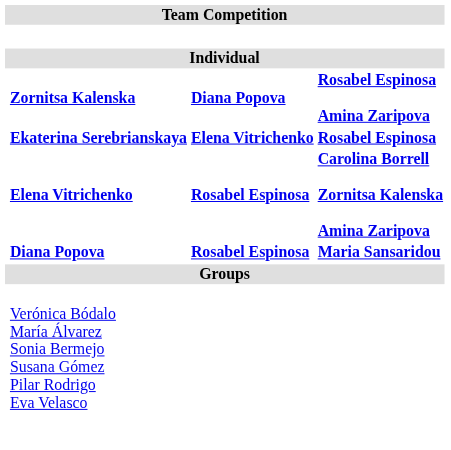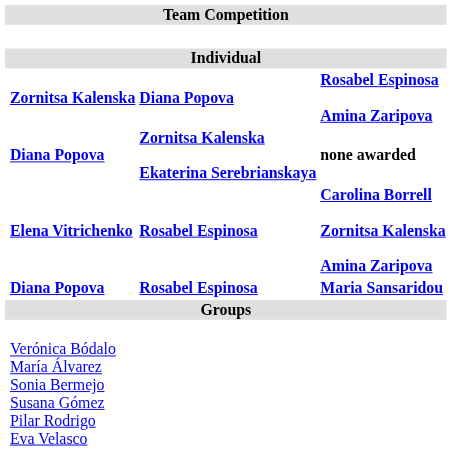+ row: (57, 155)
- row: (98, 137)
